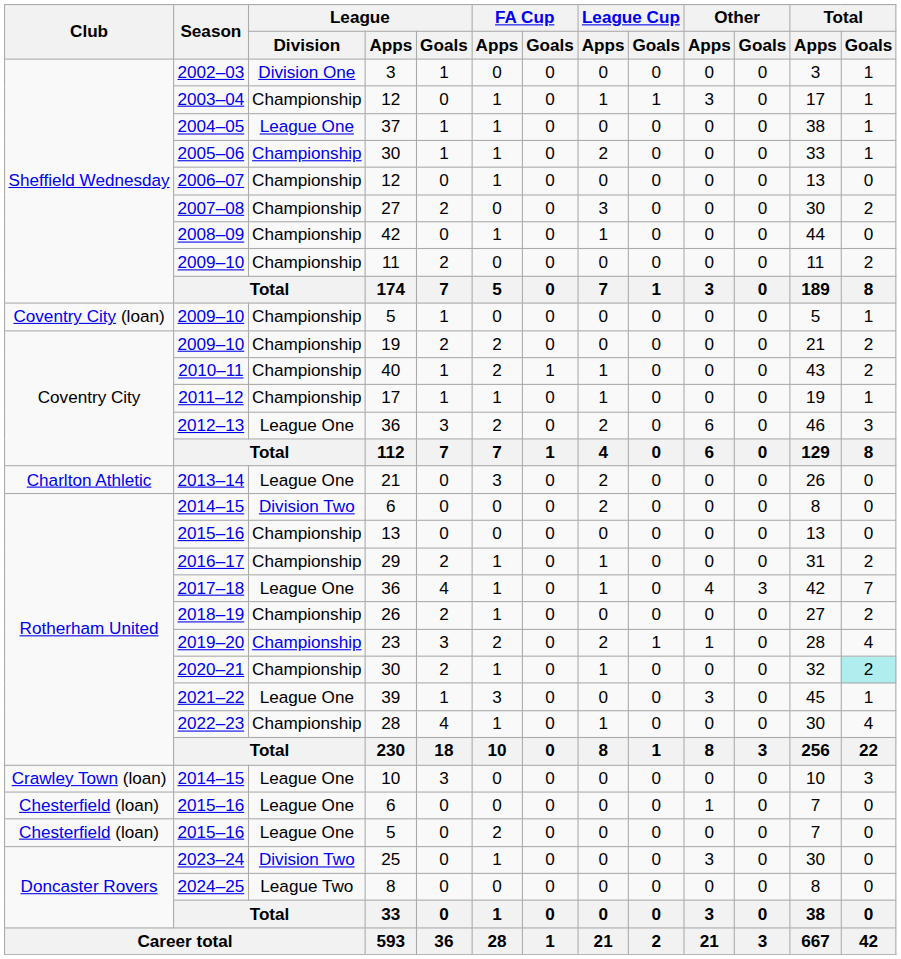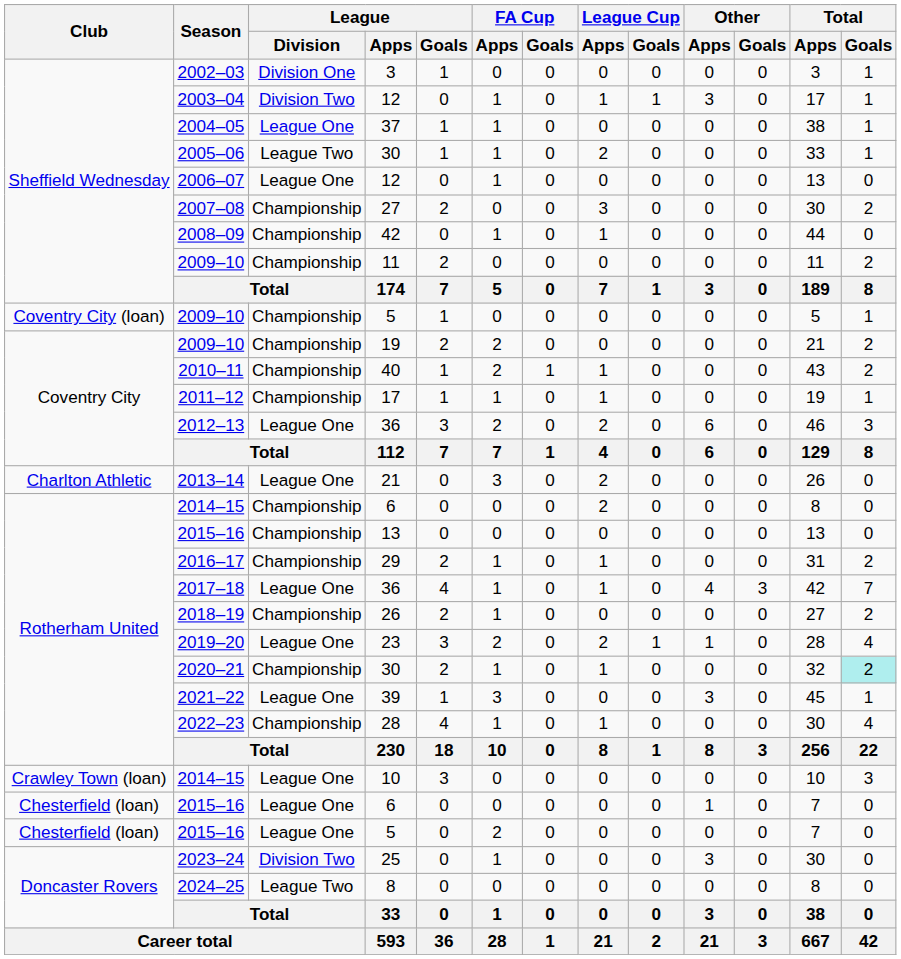(307, 99) Championship -> (307, 99) Division Two
(307, 153) Championship -> (307, 153) League Two
(307, 180) Championship -> (307, 180) League One
(307, 506) Division Two -> (307, 506) Championship
(307, 642) Championship -> (307, 642) League One
